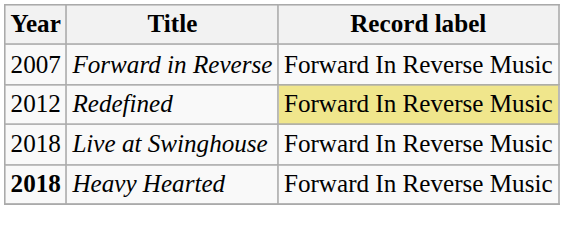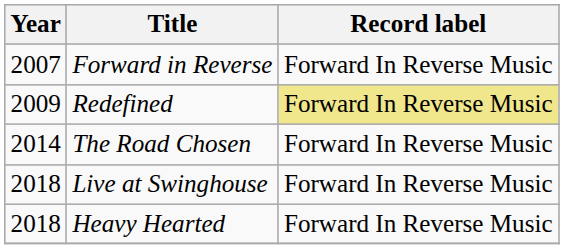(36, 104) 2012 -> (36, 104) 2009
+ row: (162, 143)
(36, 183) bold -> (36, 223) normal
